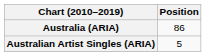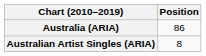(179, 43) 5 -> (179, 43) 8
